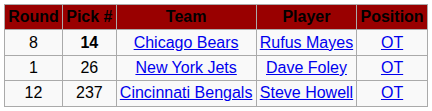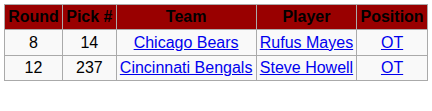(89, 42) bold -> (89, 42) normal
- row: (186, 67)
